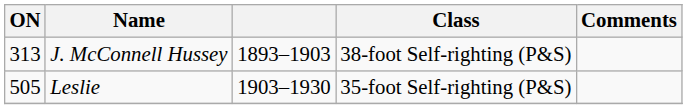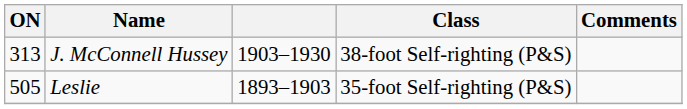(284, 53) 1893–1903 -> (284, 53) 1903–1930
(284, 86) 1903–1930 -> (284, 86) 1893–1903
